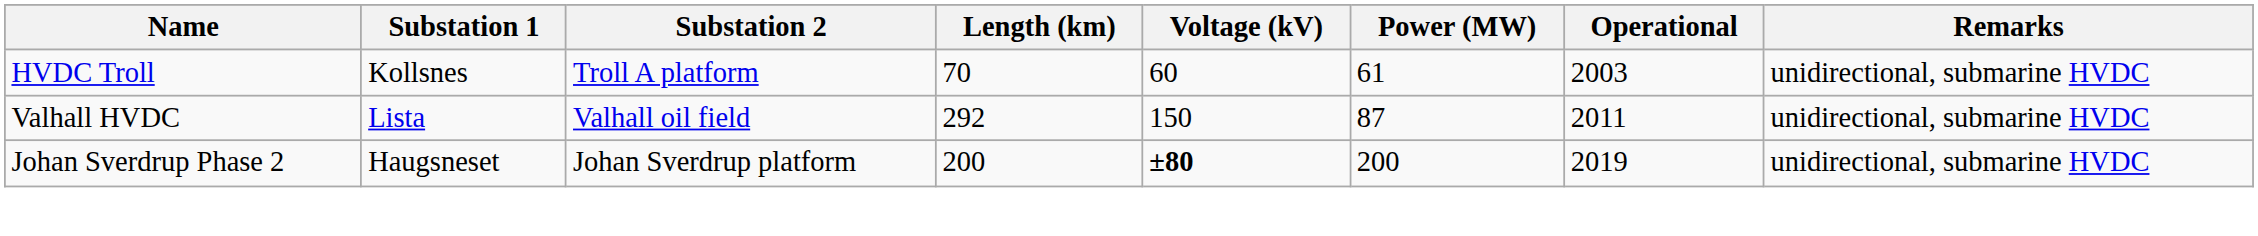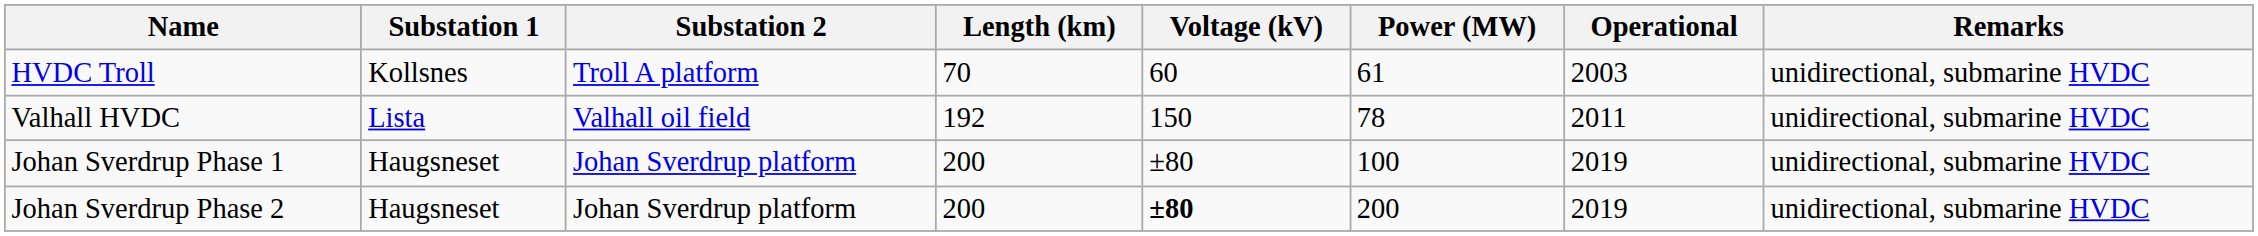(964, 117) 292 -> (964, 117) 192
(1371, 117) 87 -> (1371, 117) 78
+ row: (148, 162)
